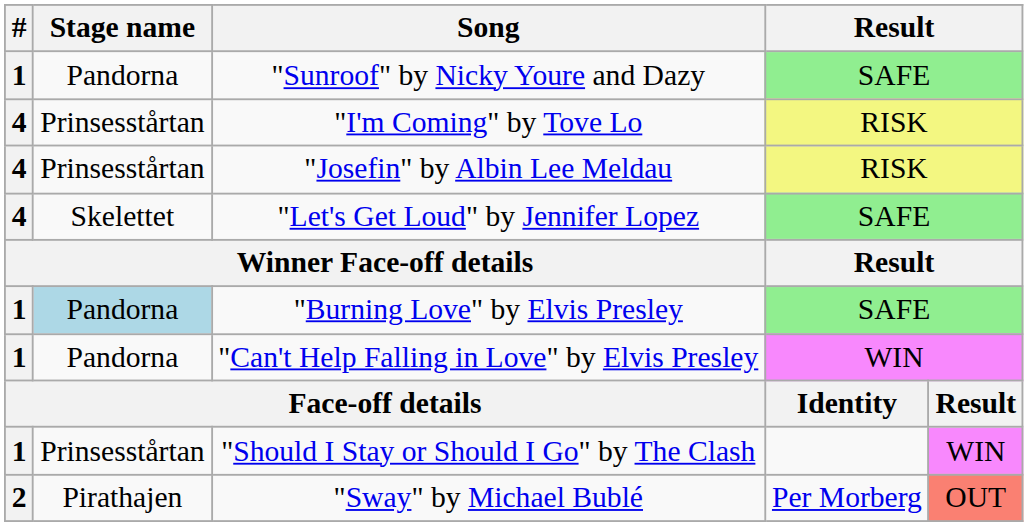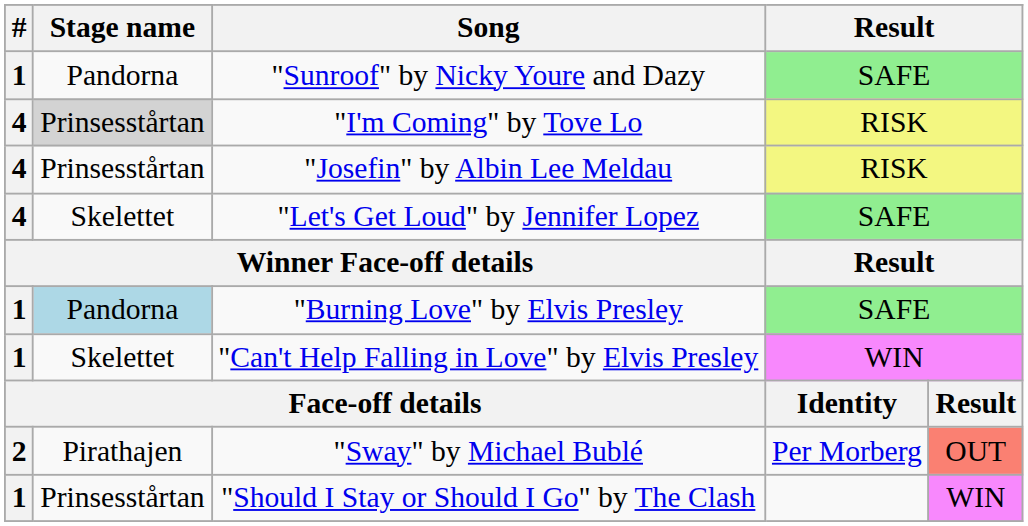(122, 121) no background -> (122, 121) lightgrey background
(122, 356) Pandorna -> (122, 356) Skelettet
rows swapped: (488, 450) <-> (488, 497)
